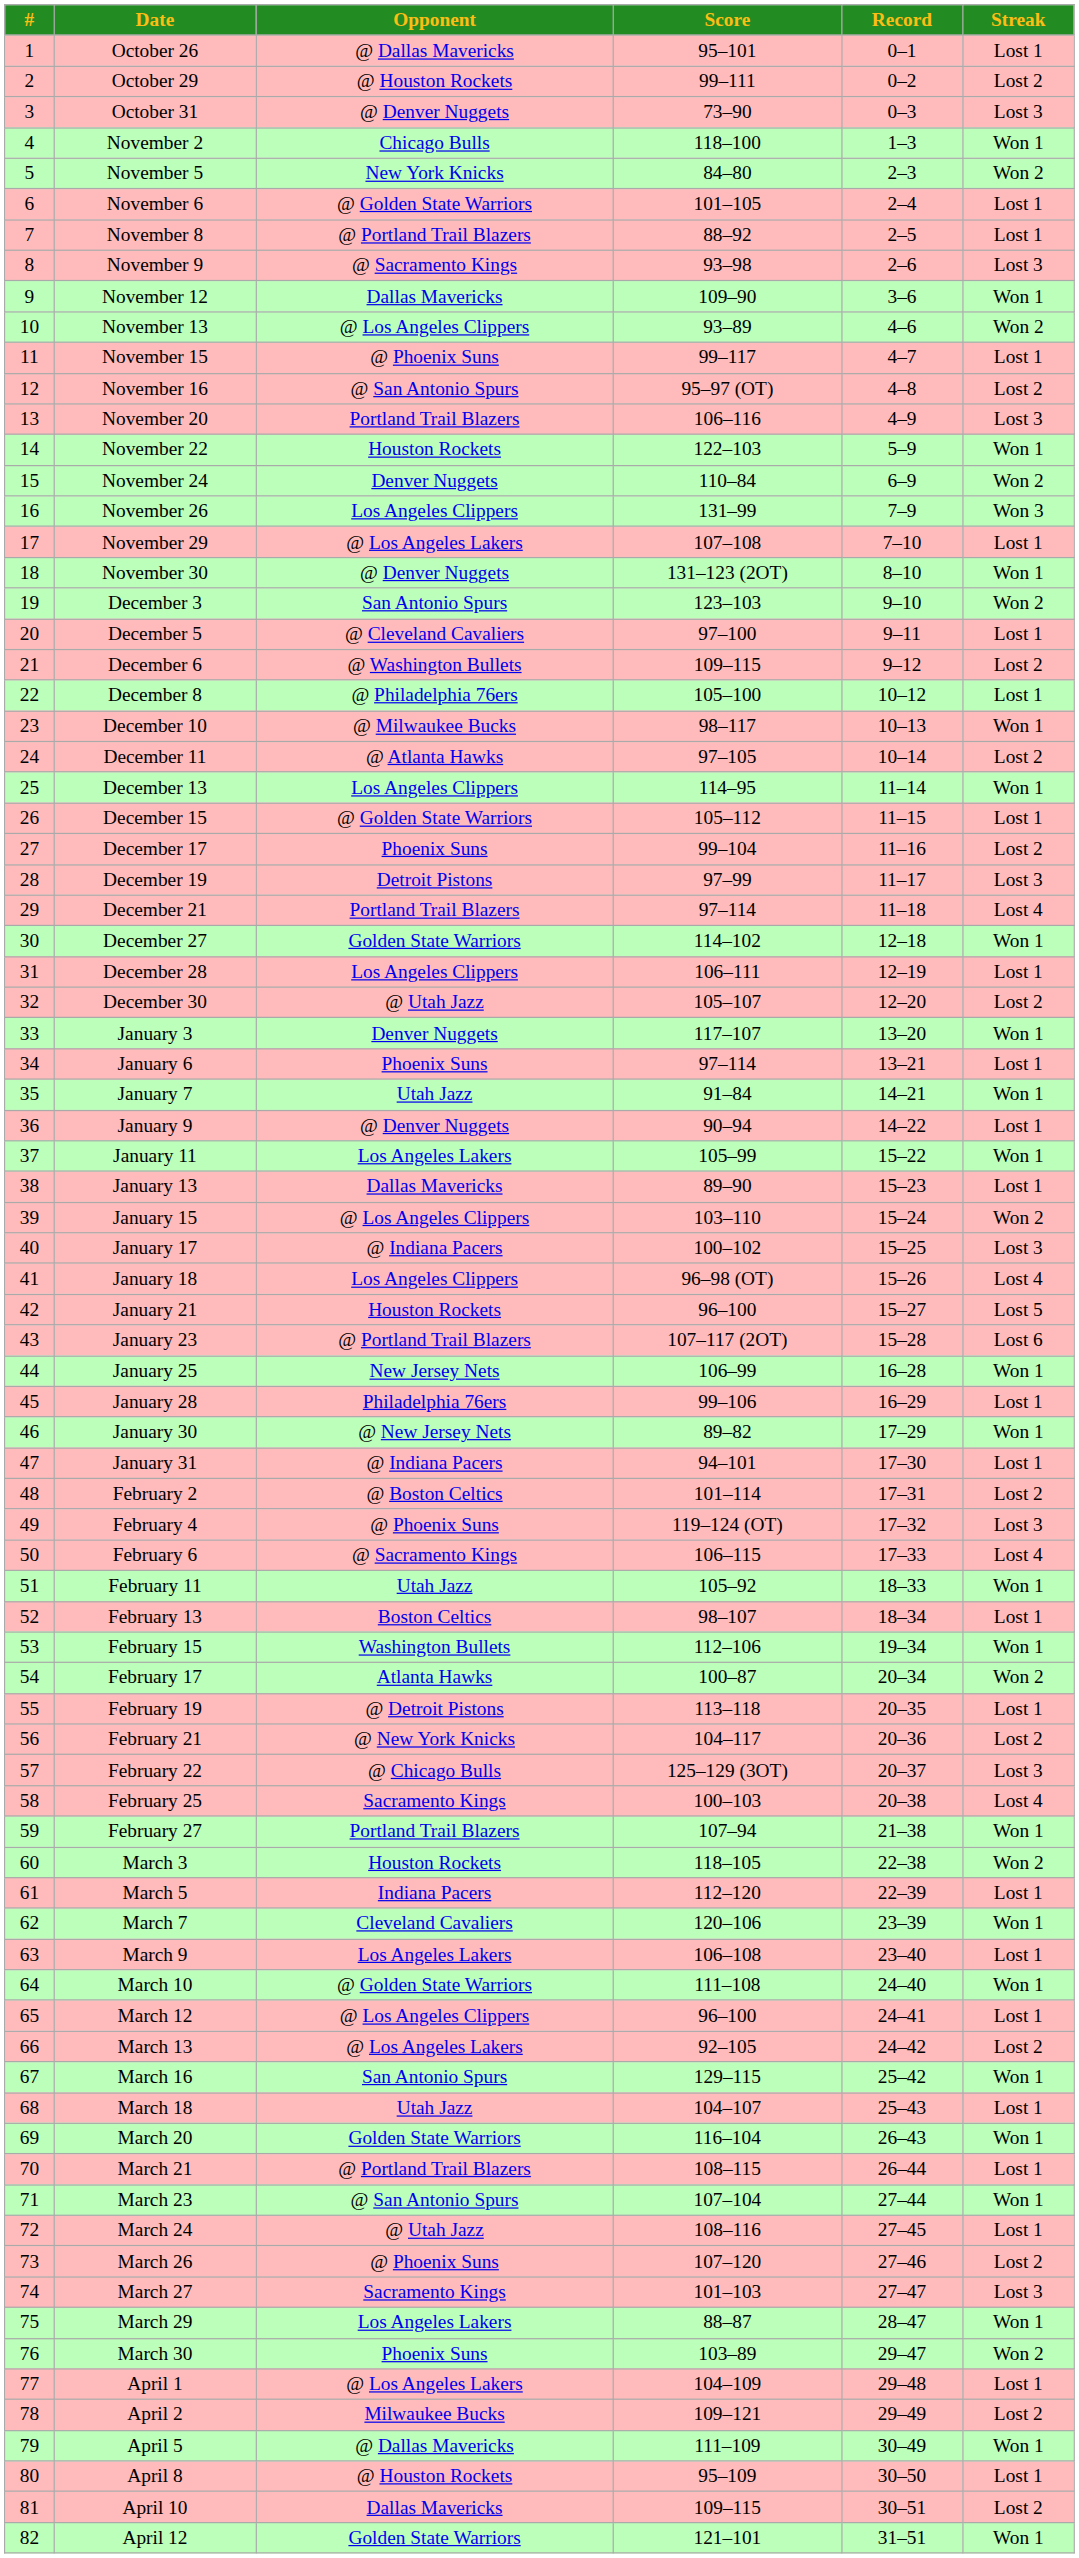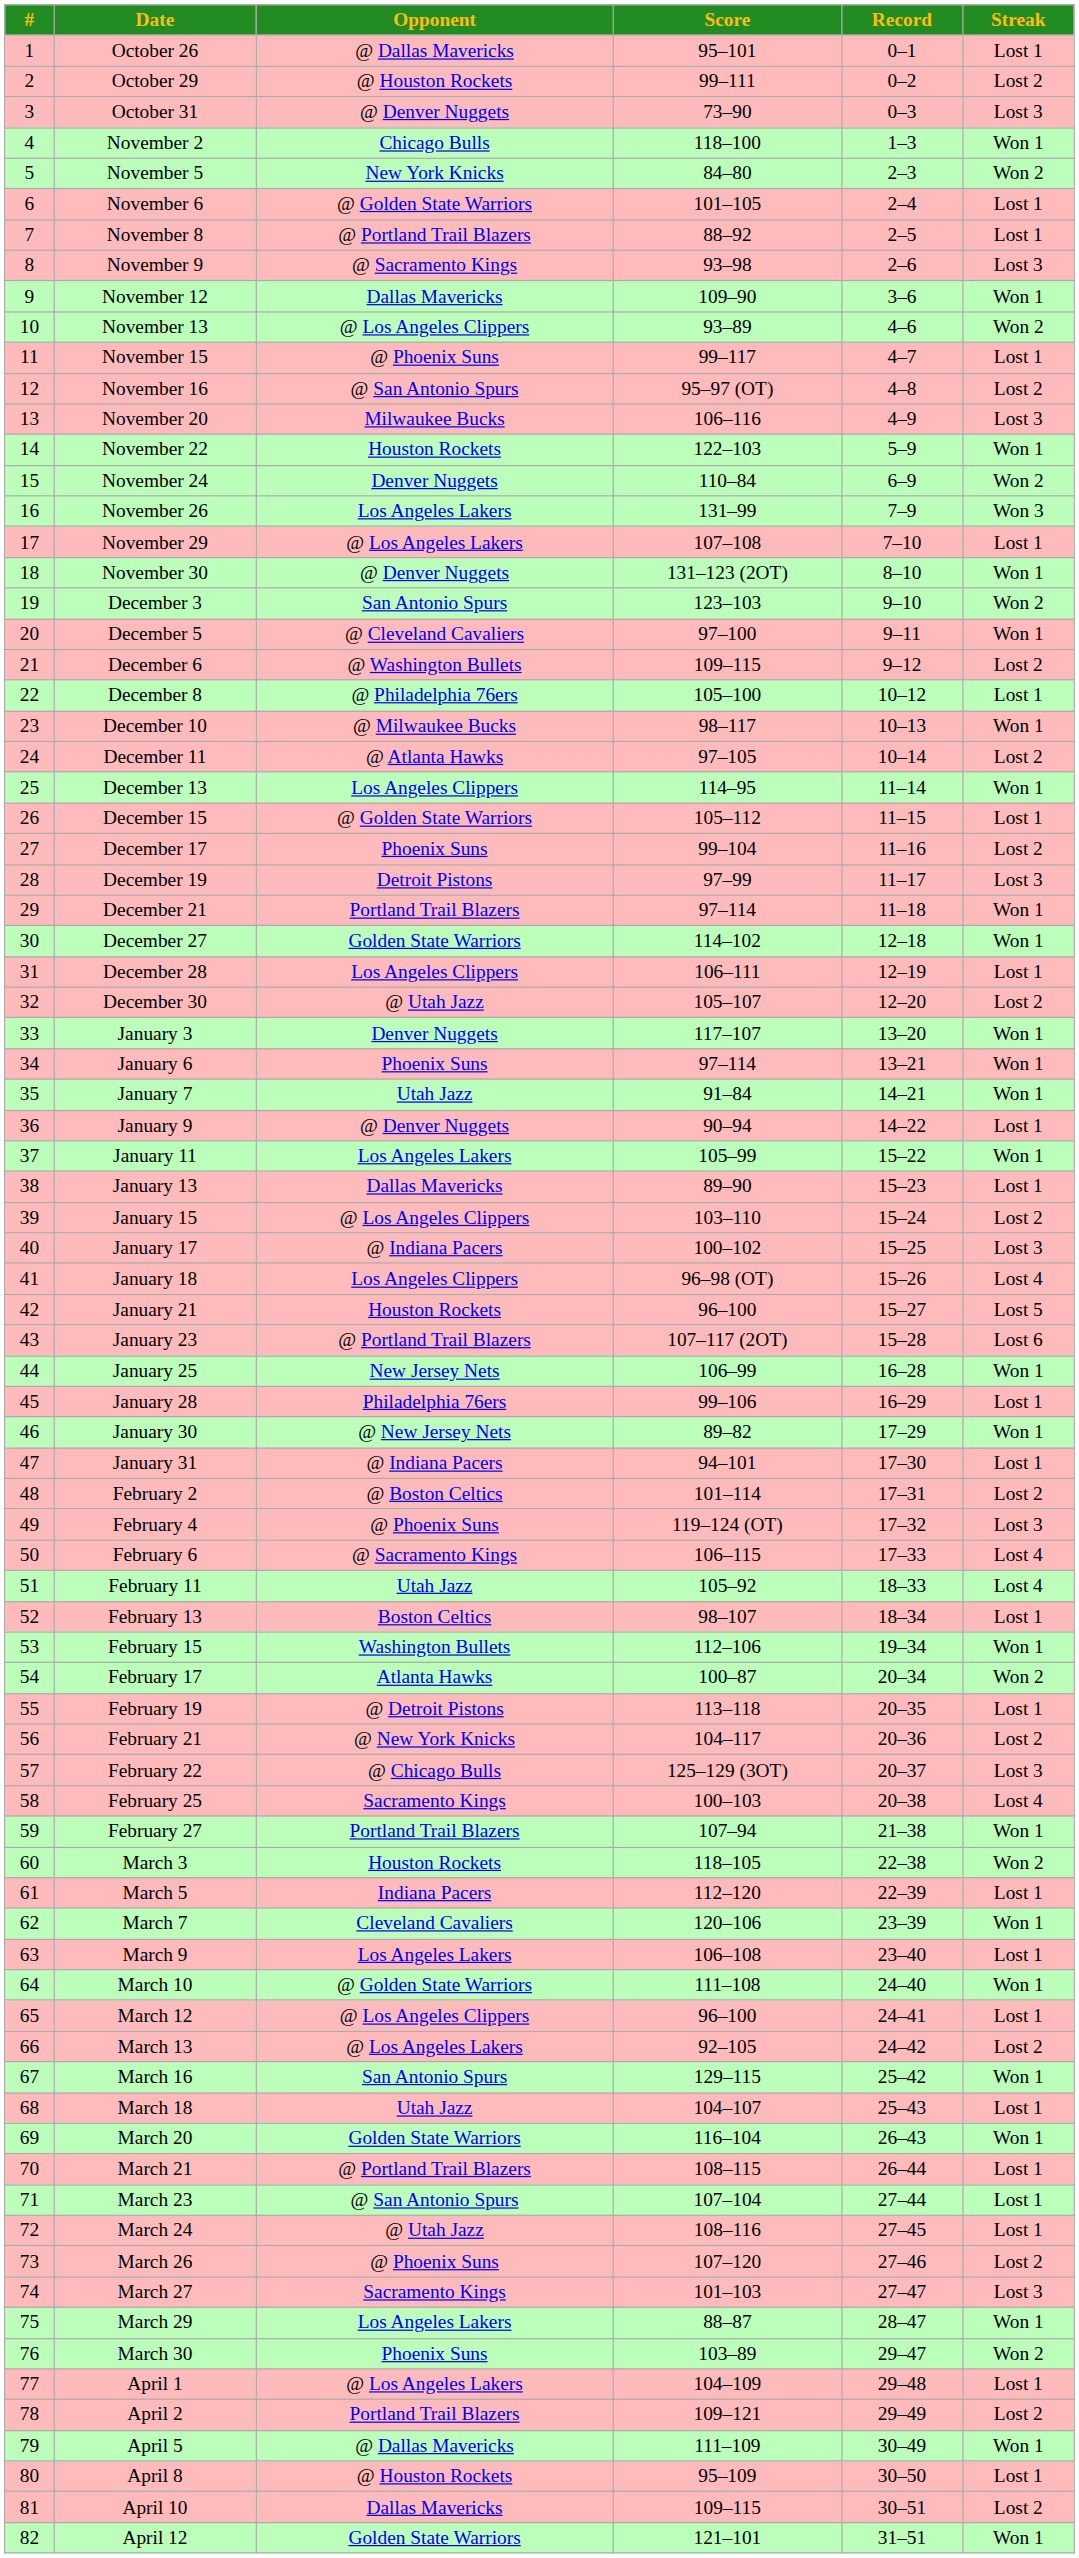(435, 419) Portland Trail Blazers -> (435, 419) Milwaukee Bucks
(435, 511) Los Angeles Clippers -> (435, 511) Los Angeles Lakers
(1018, 633) Lost 1 -> (1018, 633) Won 1
(1018, 910) Lost 4 -> (1018, 910) Won 1
(1018, 1063) Lost 1 -> (1018, 1063) Won 1
(1018, 1217) Won 2 -> (1018, 1217) Lost 2
(1018, 1585) Won 1 -> (1018, 1585) Lost 4
(1018, 2199) Won 1 -> (1018, 2199) Lost 1
(435, 2414) Milwaukee Bucks -> (435, 2414) Portland Trail Blazers
